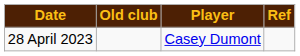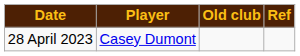columns swapped: (213, 16) <-> (129, 16)
